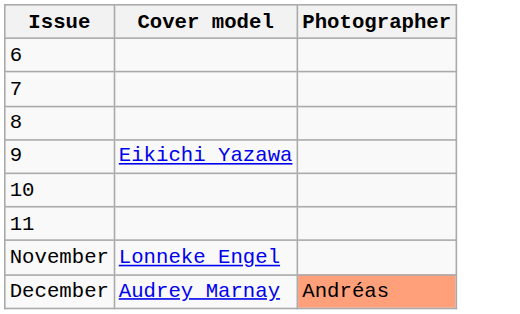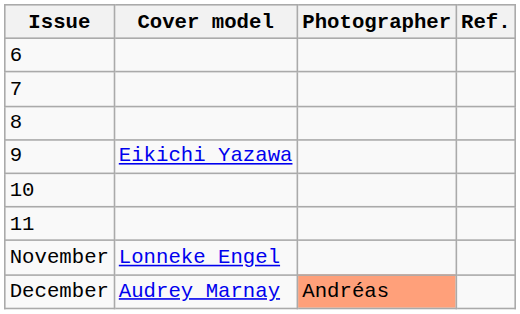+ column: (486, 22)
